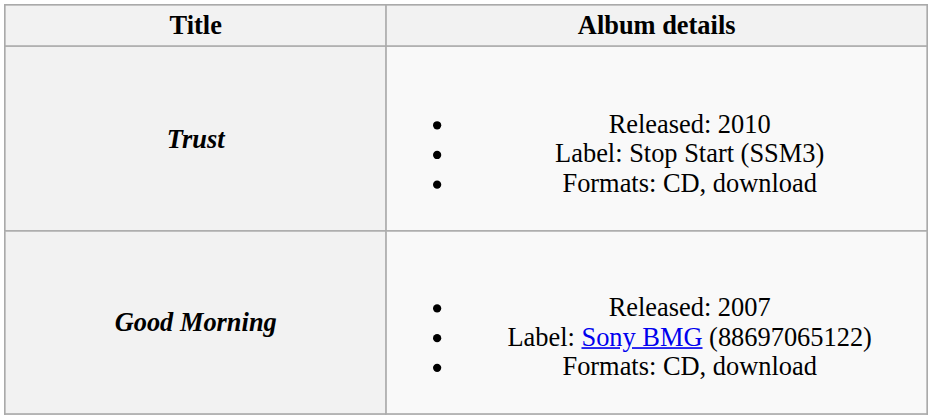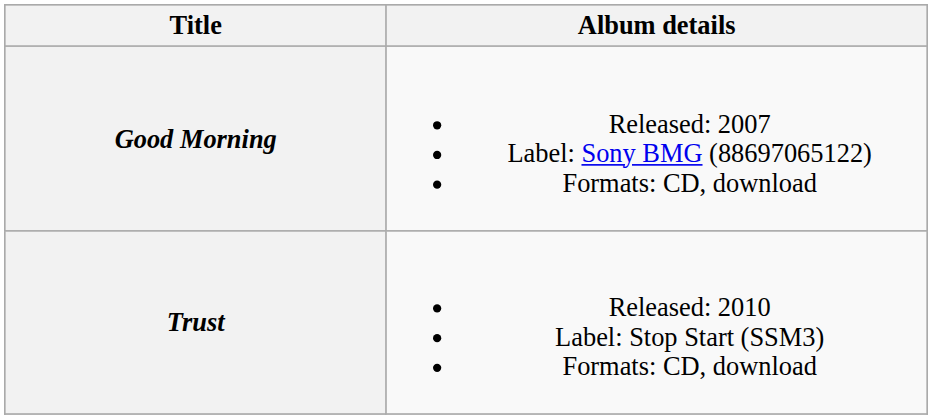rows swapped: (196, 322) <-> (196, 138)
